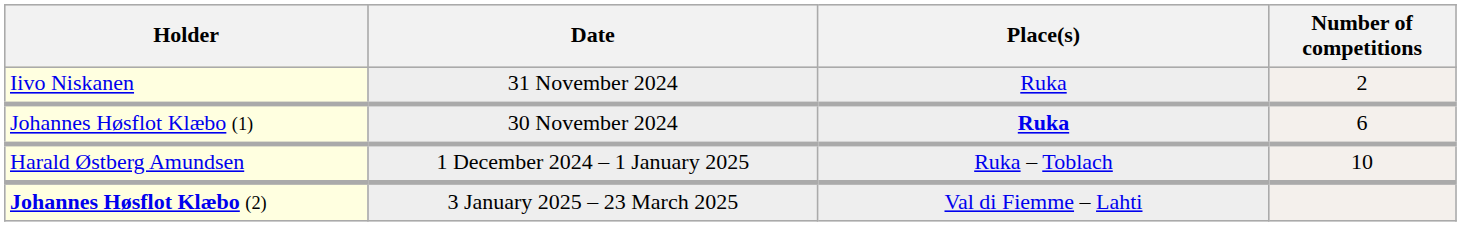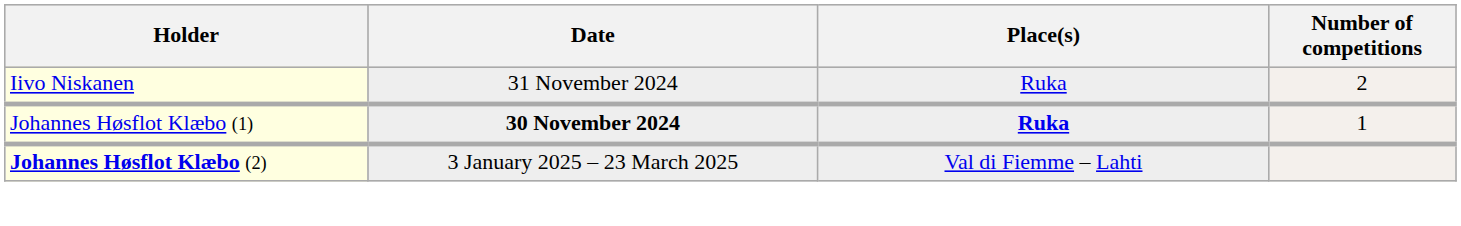(593, 123) normal -> (593, 123) bold
(1362, 123) 6 -> (1362, 123) 1
- row: (127, 162)
